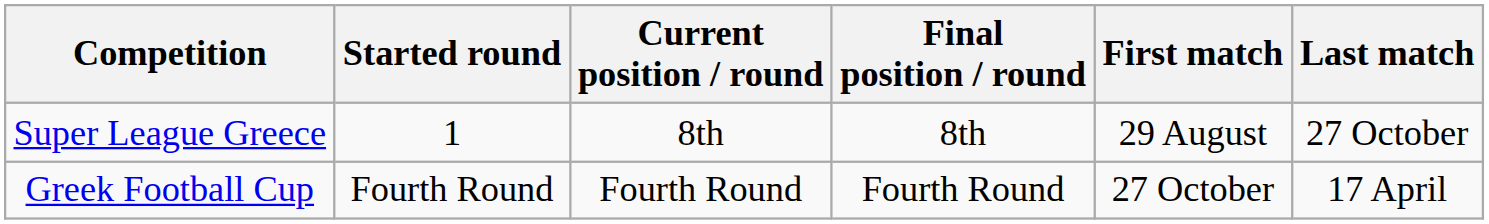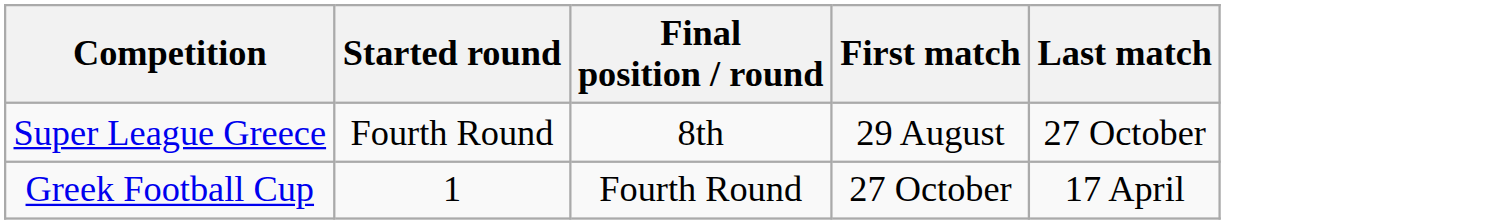- column: (701, 53)
(452, 131) 1 -> (452, 131) Fourth Round
(452, 189) Fourth Round -> (452, 189) 1
